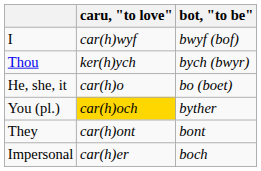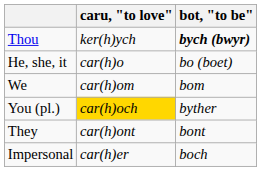- row: (10, 39)
(214, 62) normal -> (215, 39) bold
+ row: (17, 85)
